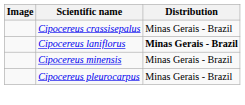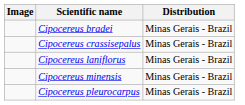+ row: (75, 28)
(192, 44) bold -> (189, 60) normal
